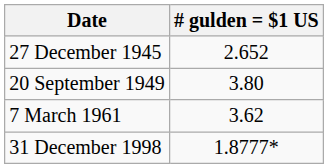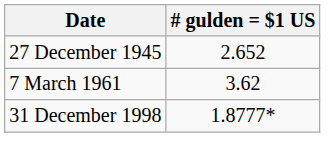- row: (87, 83)
